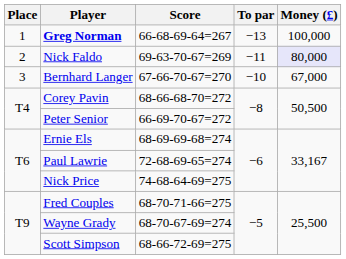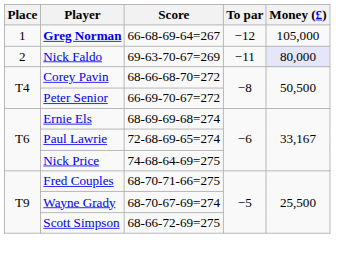(256, 35) −13 -> (245, 35) −12
(309, 35) 100,000 -> (298, 35) 105,000
- row: (88, 77)
